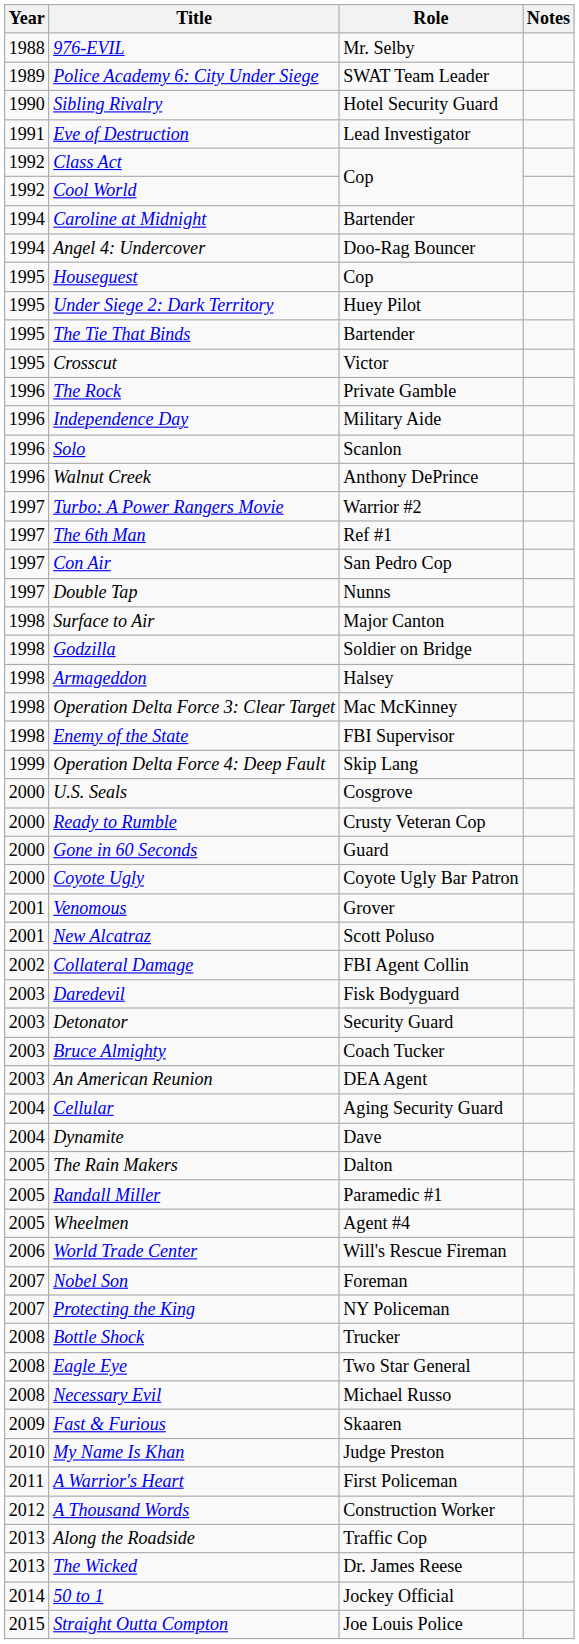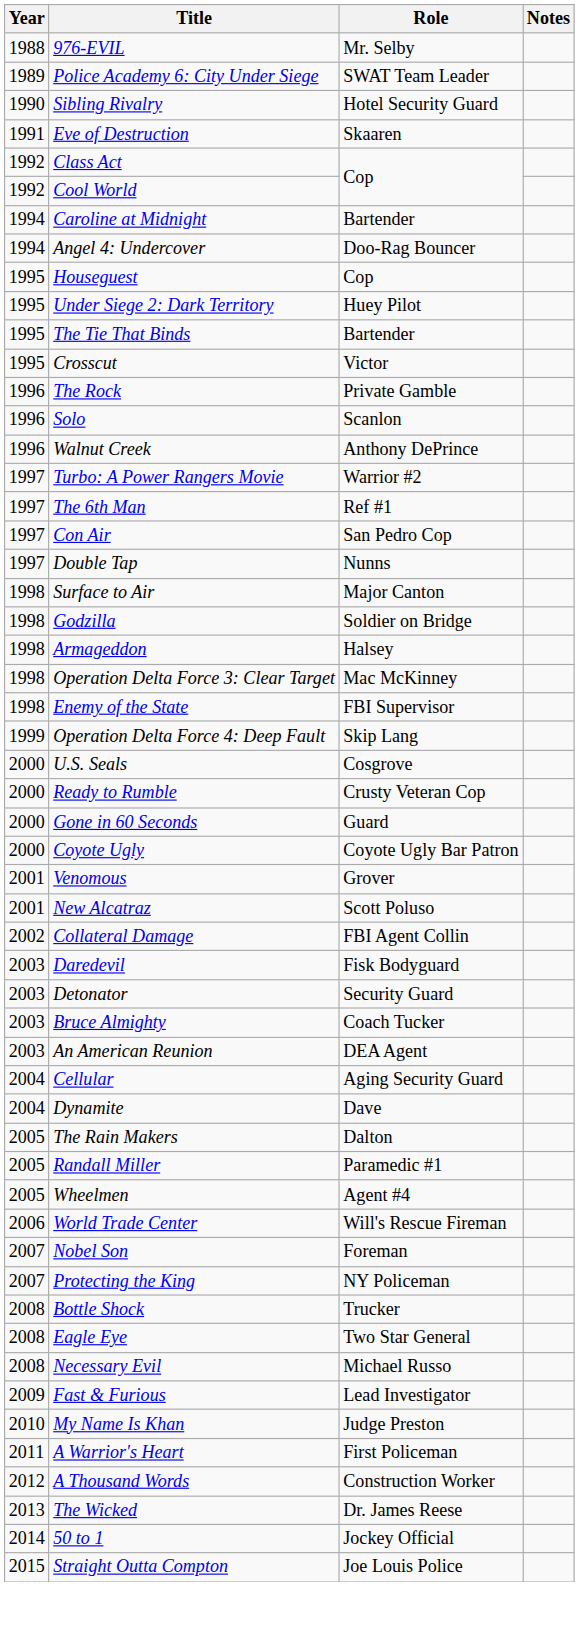(407, 133) Lead Investigator -> (372, 133) Skaaren
- row: (121, 420)
(372, 1423) Skaaren -> (407, 1395) Lead Investigator
- row: (124, 1538)
